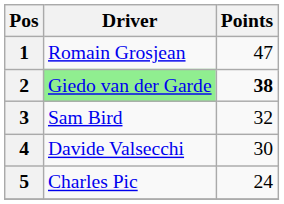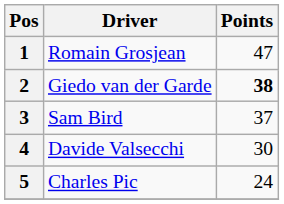(130, 84) lightgreen background -> (130, 84) no background
(263, 117) 32 -> (263, 117) 37
